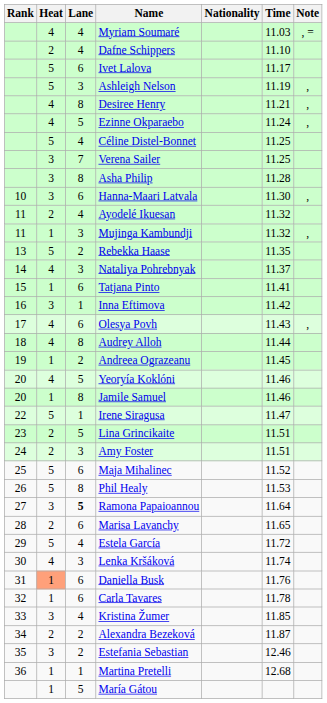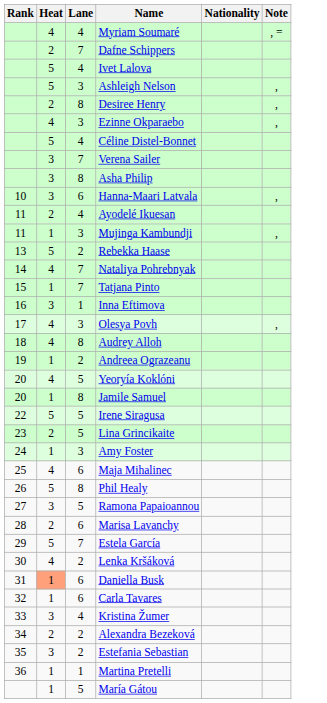- column: (278, 13)
(81, 50) 4 -> (81, 50) 7
(81, 68) 6 -> (81, 68) 4
(51, 104) 4 -> (51, 104) 2
(81, 123) 5 -> (81, 123) 3
(81, 269) 3 -> (81, 269) 7
(81, 287) 6 -> (81, 287) 7
(81, 324) 6 -> (81, 324) 3
(81, 415) 1 -> (81, 415) 5
(51, 452) 2 -> (51, 452) 1
(51, 470) 5 -> (51, 470) 4
(81, 506) bold -> (81, 506) normal
(81, 543) 4 -> (81, 543) 7
(81, 561) 3 -> (81, 561) 2
